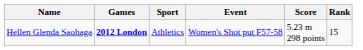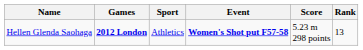(235, 32) normal -> (238, 32) bold
(334, 32) 15 -> (339, 32) 13
